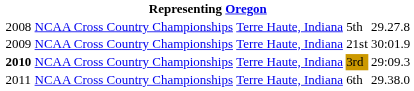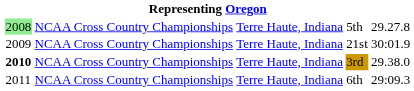(18, 26) no background -> (18, 26) lightgreen background
(391, 62) 29:09.3 -> (390, 62) 29.38.0
(390, 80) 29.38.0 -> (391, 80) 29:09.3
